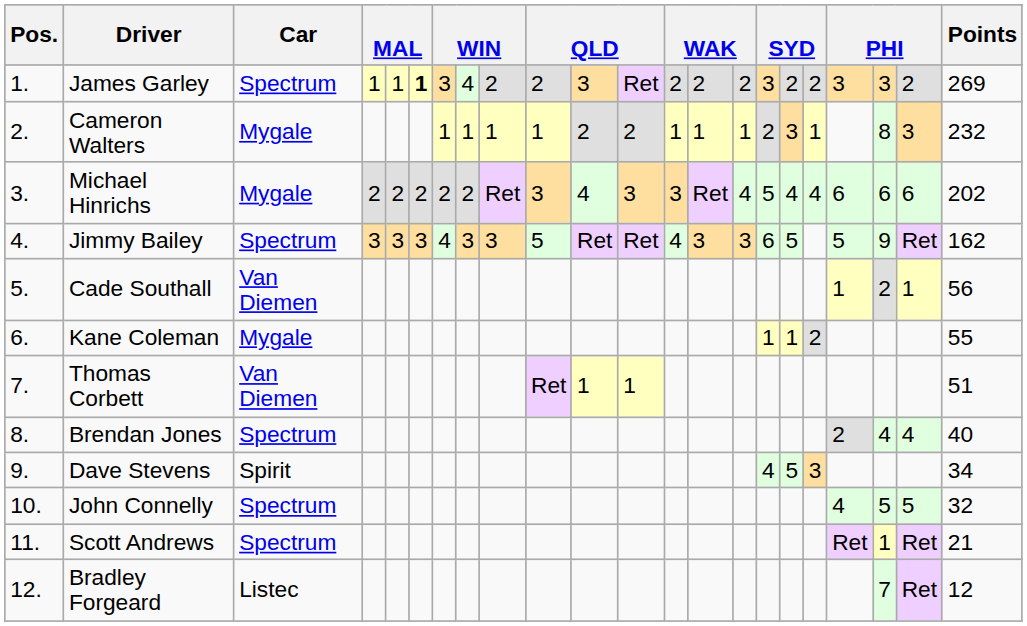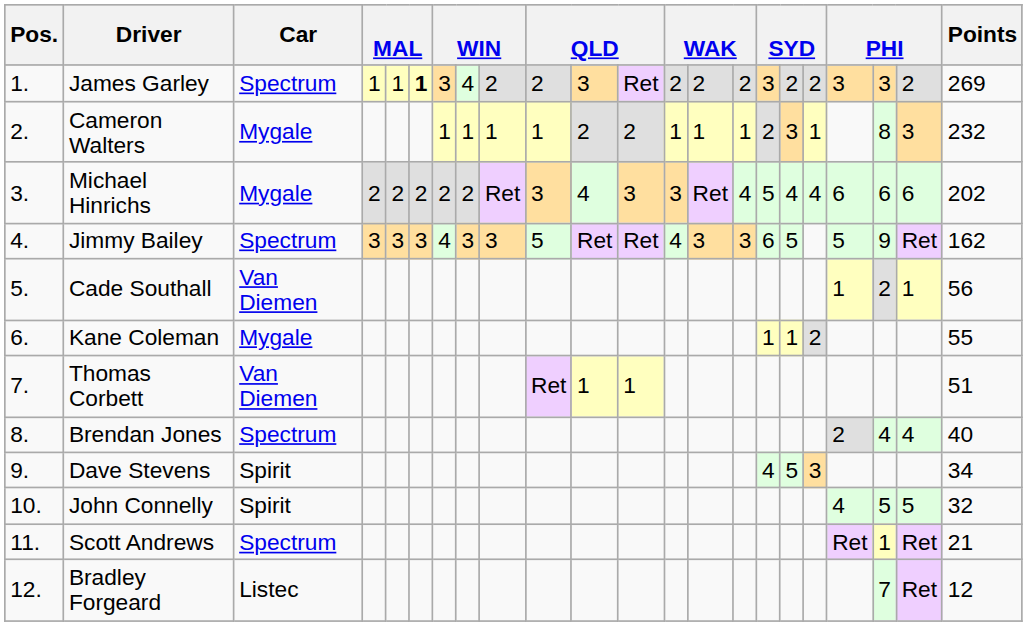(288, 506) Spectrum -> (265, 506) Spirit
